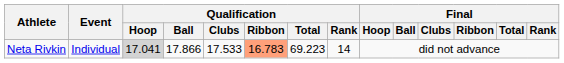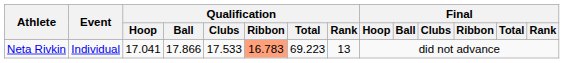(143, 49) lightgrey background -> (143, 49) no background
(344, 49) 14 -> (344, 49) 13
